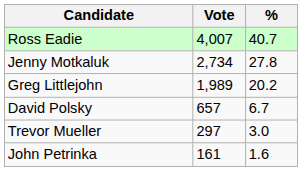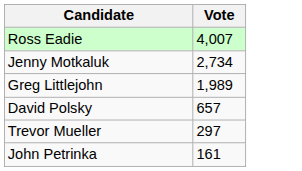- column: (271, 16)
